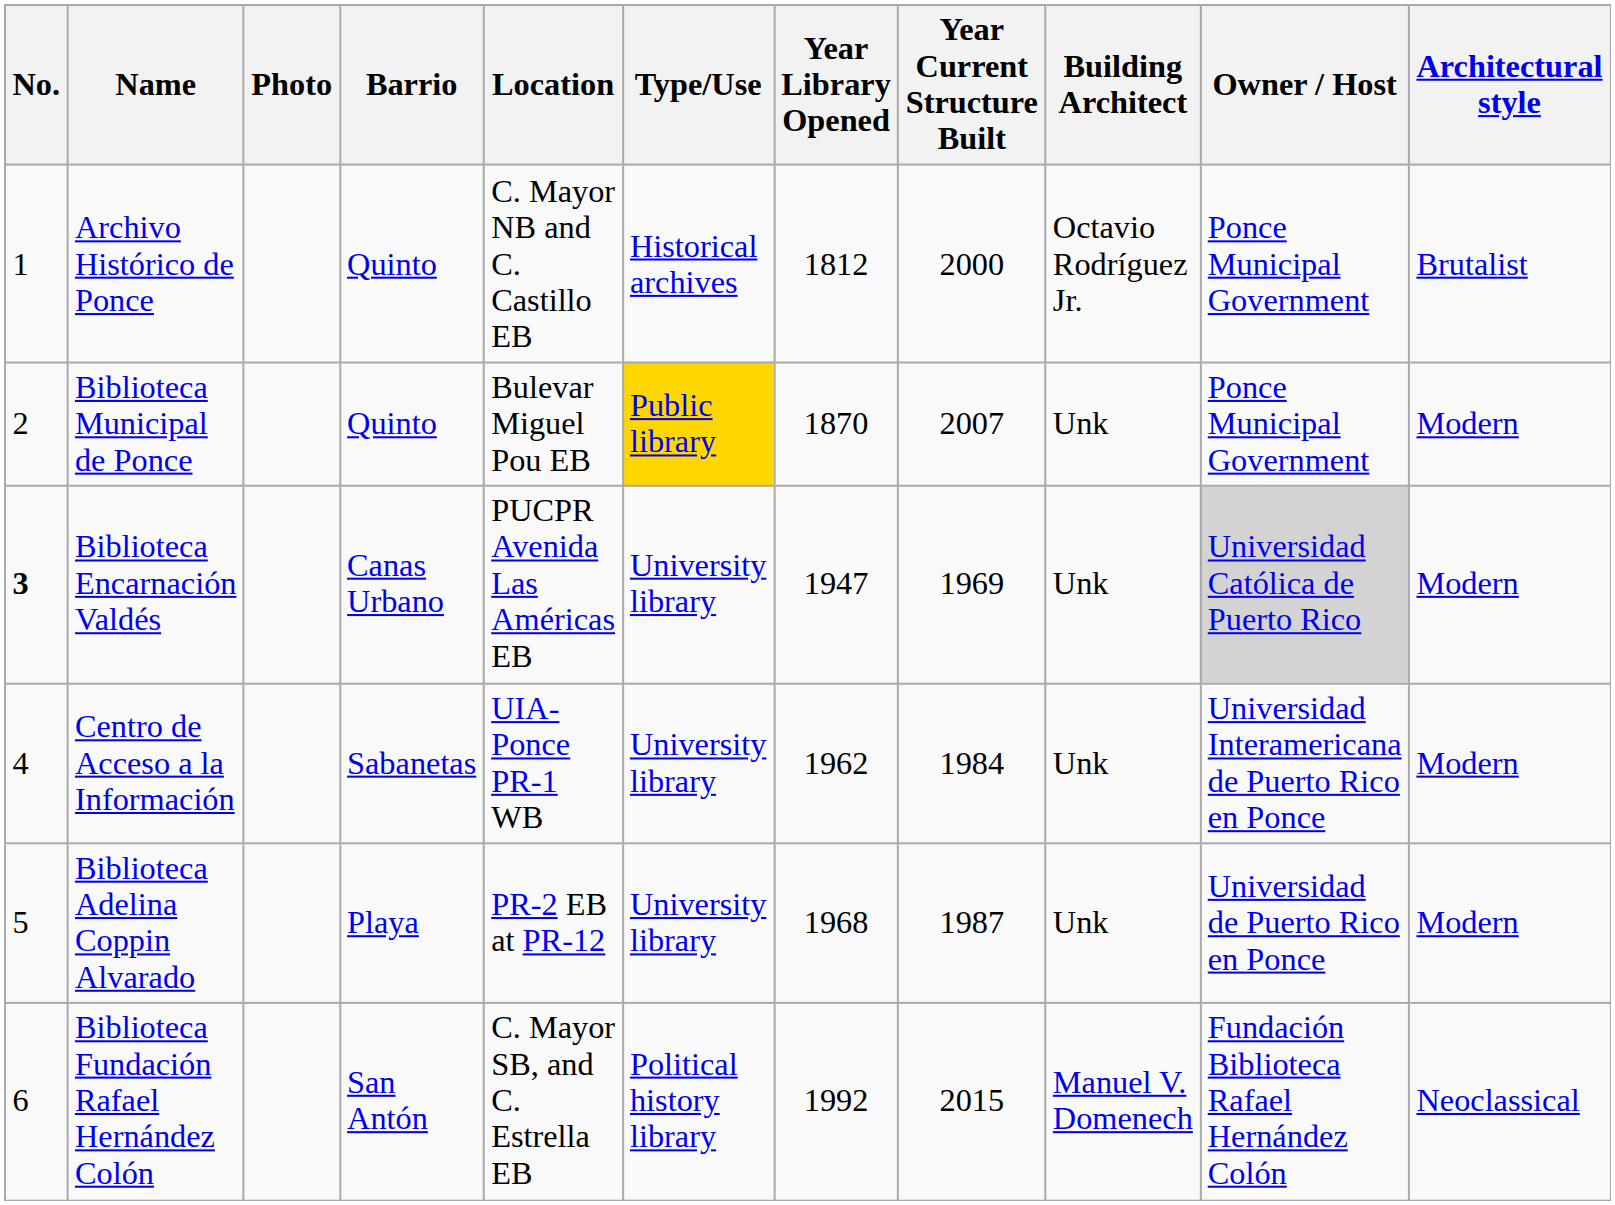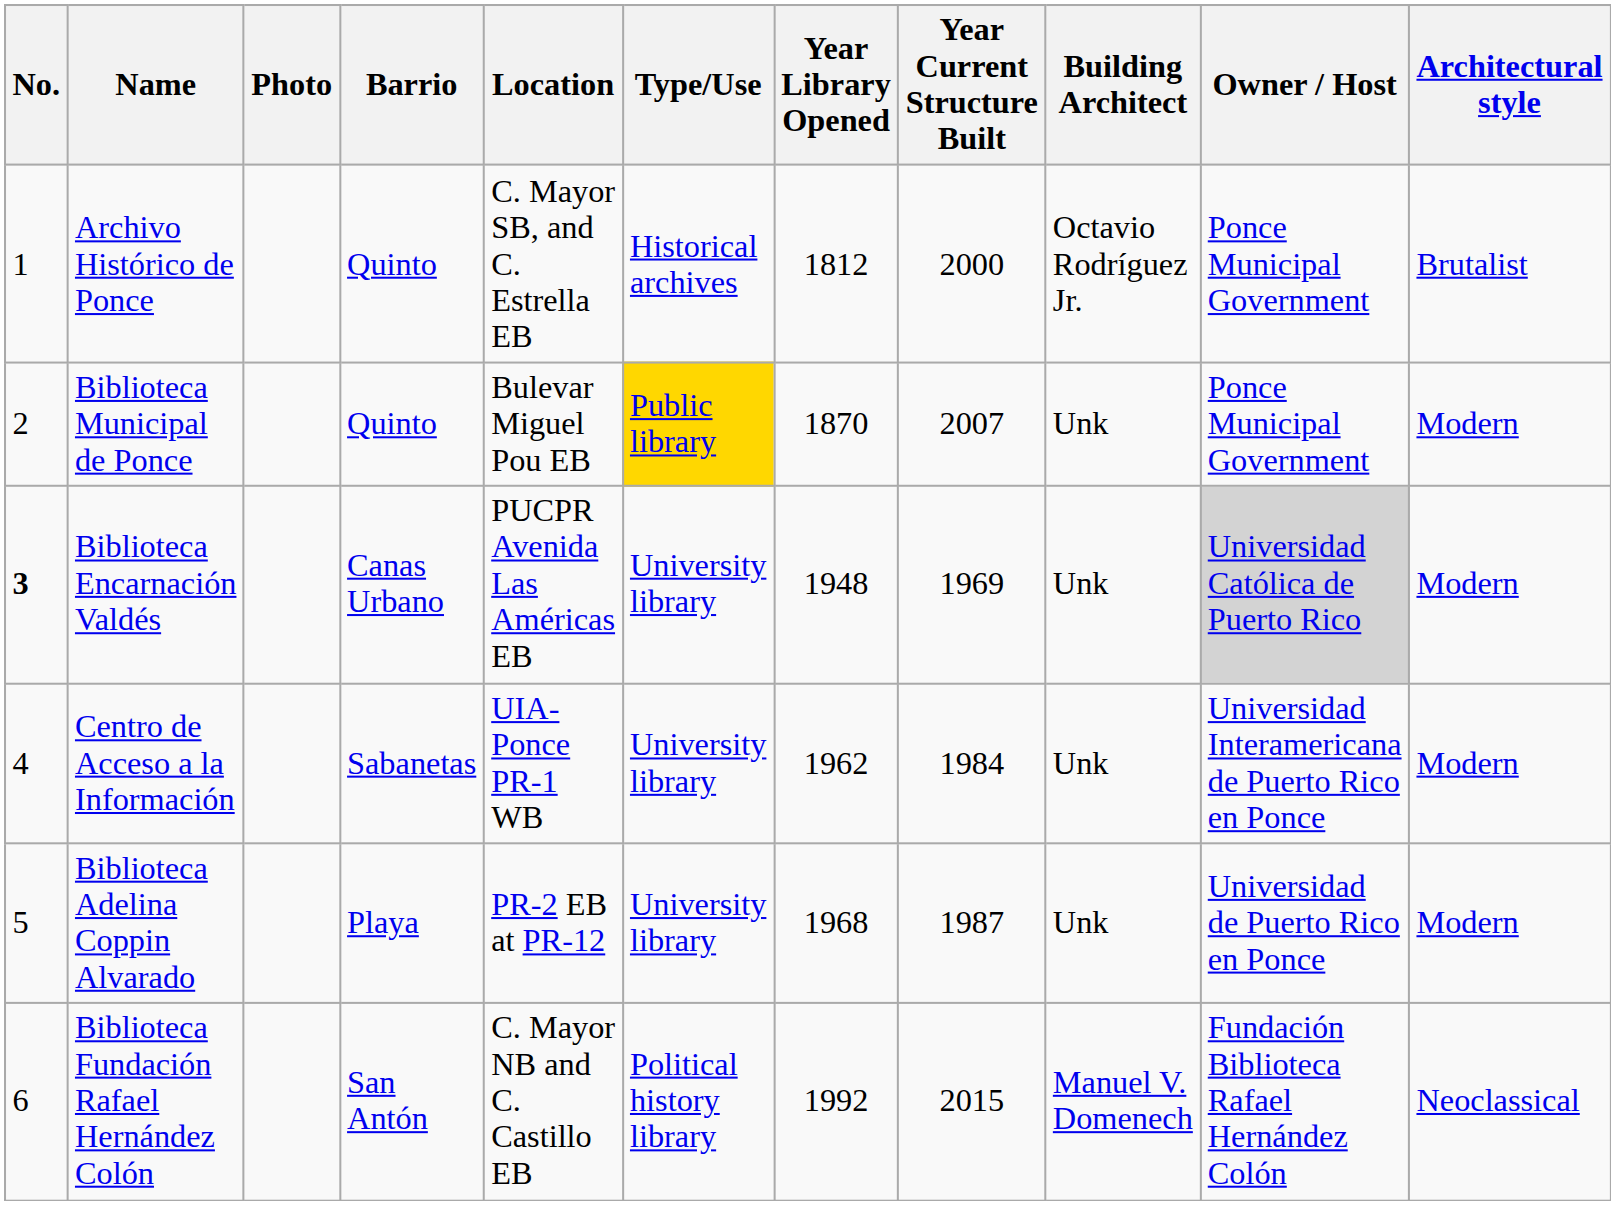(553, 263) C. Mayor NB and C. Castillo EB -> (553, 263) C. Mayor SB, and C. Estrella EB
(836, 583) 1947 -> (836, 583) 1948
(553, 1101) C. Mayor SB, and C. Estrella EB -> (553, 1101) C. Mayor NB and C. Castillo EB
